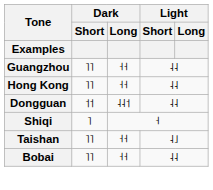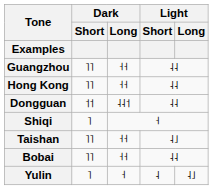+ row: (38, 175)
